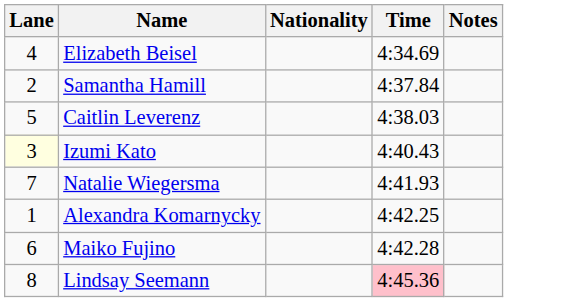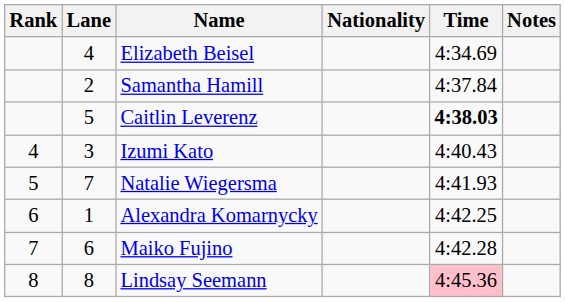+ column: (33, 20)
(408, 118) normal -> (466, 118) bold
(32, 150) lightyellow background -> (89, 150) no background
